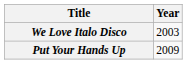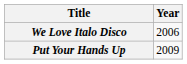(168, 31) 2003 -> (168, 31) 2006
